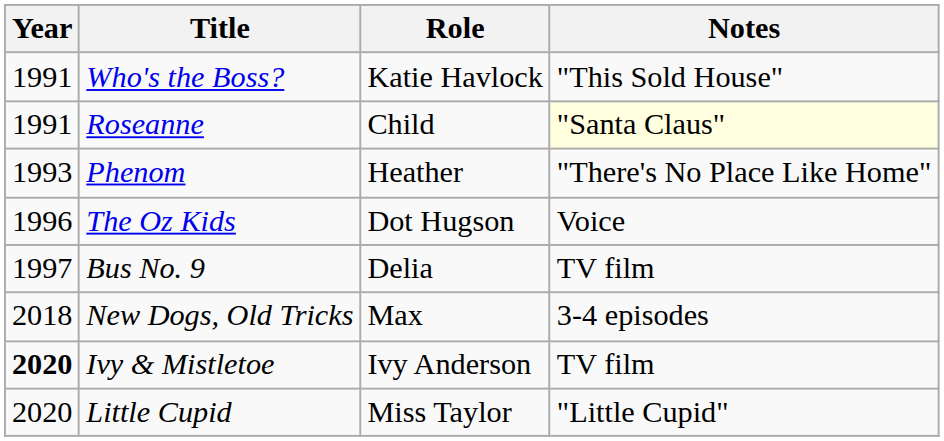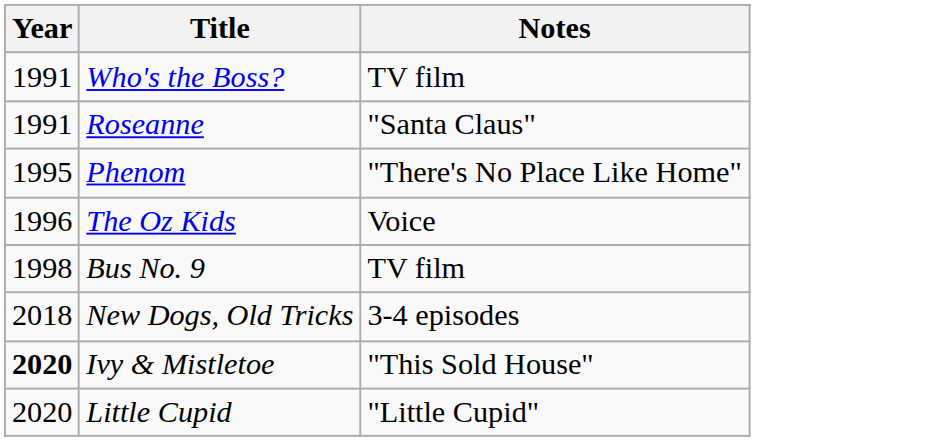- column: (455, 28)
(670, 76) "This Sold House" -> (416, 76) TV film
(641, 124) lightyellow background -> (452, 124) no background
(42, 172) 1993 -> (42, 172) 1995
(42, 268) 1997 -> (42, 268) 1998
(606, 364) TV film -> (481, 364) "This Sold House"
